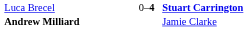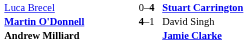+ row: (44, 21)
(189, 21) normal -> (192, 35) bold
